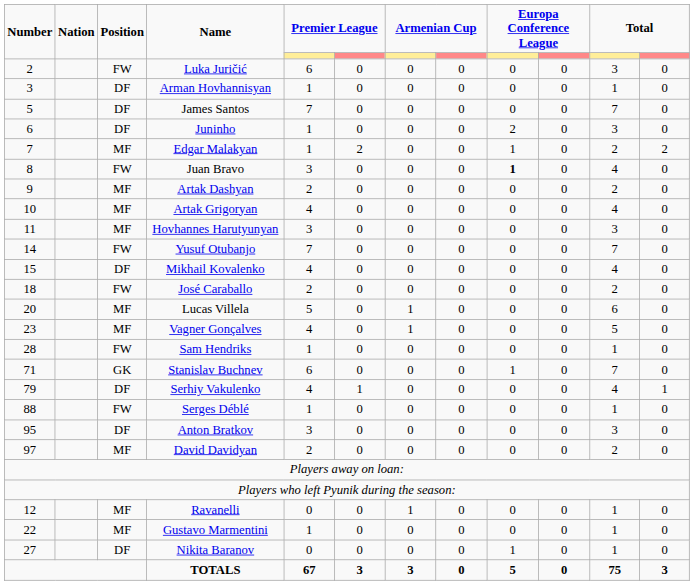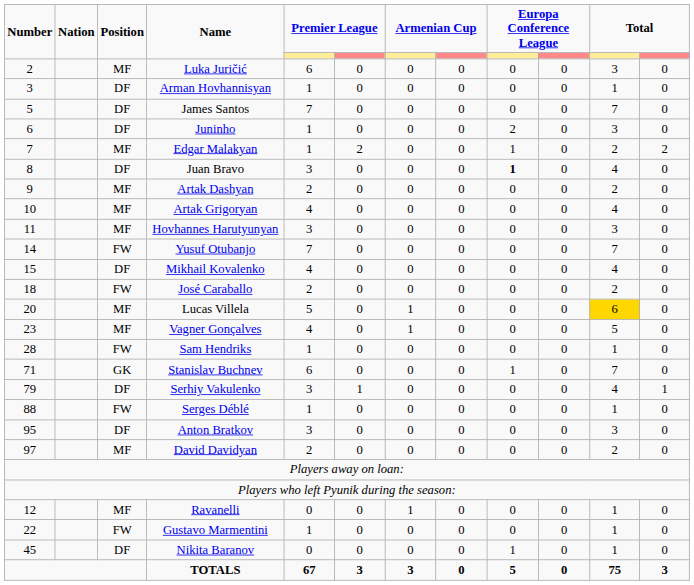(122, 68) FW -> (122, 68) MF
(122, 169) FW -> (122, 169) DF
(615, 309) no background -> (615, 309) gold background
(309, 389) 4 -> (309, 389) 3
(122, 529) MF -> (122, 529) FW
(30, 549) 27 -> (30, 549) 45
